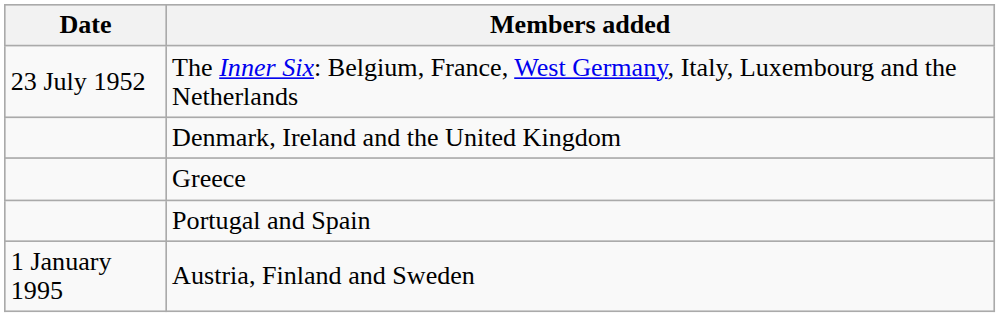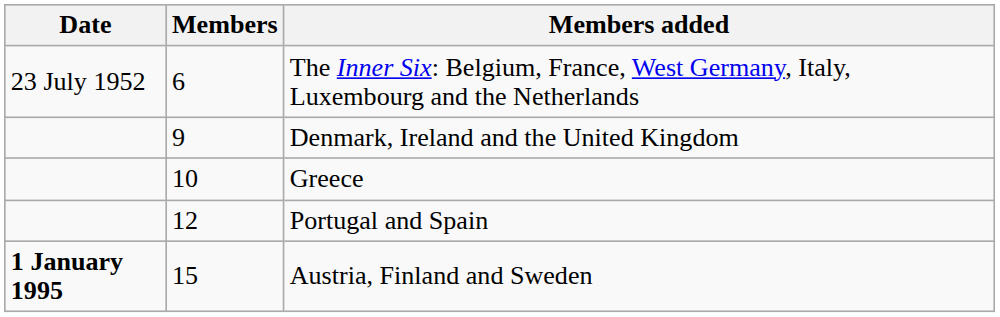+ column: (225, 25)
(61, 275) normal -> (67, 275) bold
